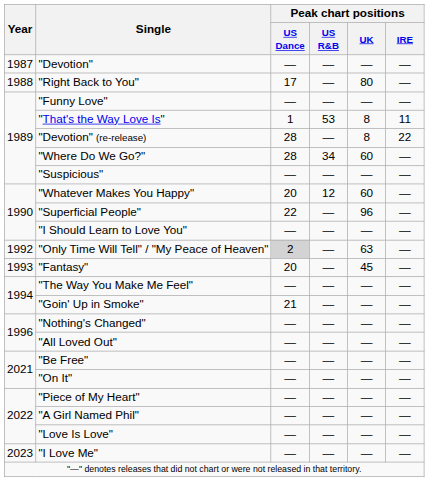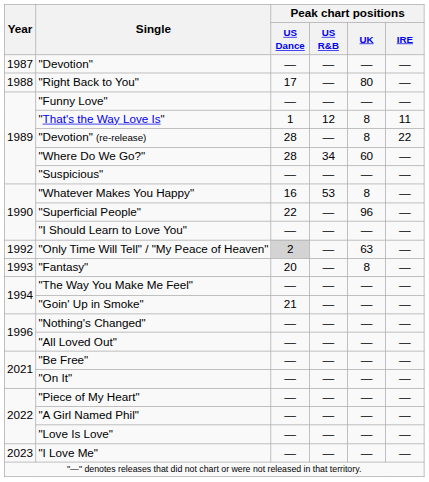(328, 119) 53 -> (328, 119) 12
(290, 193) 20 -> (290, 193) 16
(328, 193) 12 -> (328, 193) 53
(367, 193) 60 -> (367, 193) 8
(367, 267) 45 -> (367, 267) 8
